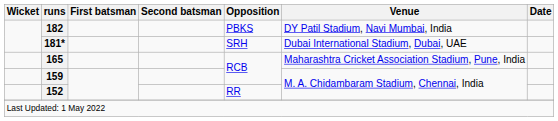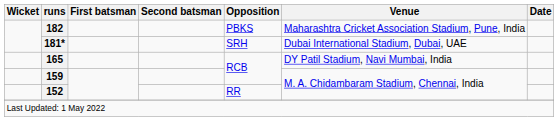(368, 28) DY Patil Stadium, Navi Mumbai, India -> (405, 28) Maharashtra Cricket Association Stadium, Pune, India
(405, 60) Maharashtra Cricket Association Stadium, Pune, India -> (368, 60) DY Patil Stadium, Navi Mumbai, India
